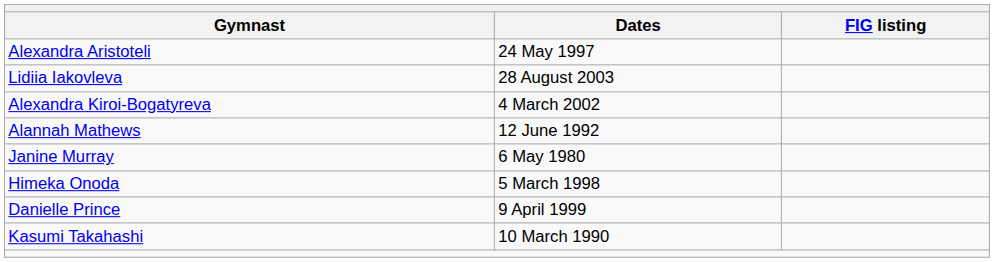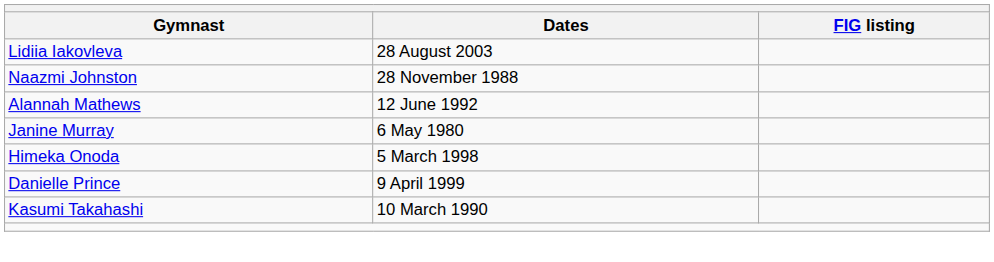- row: (80, 51)
+ row: (73, 78)
- row: (110, 104)
